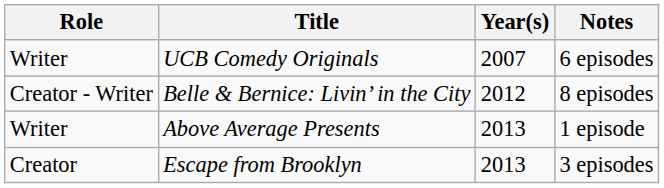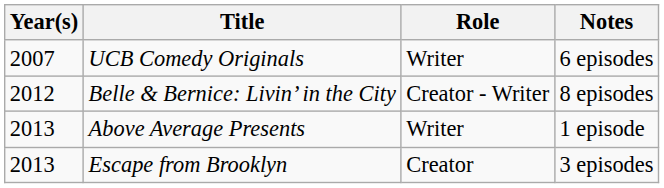columns swapped: (515, 22) <-> (81, 22)
